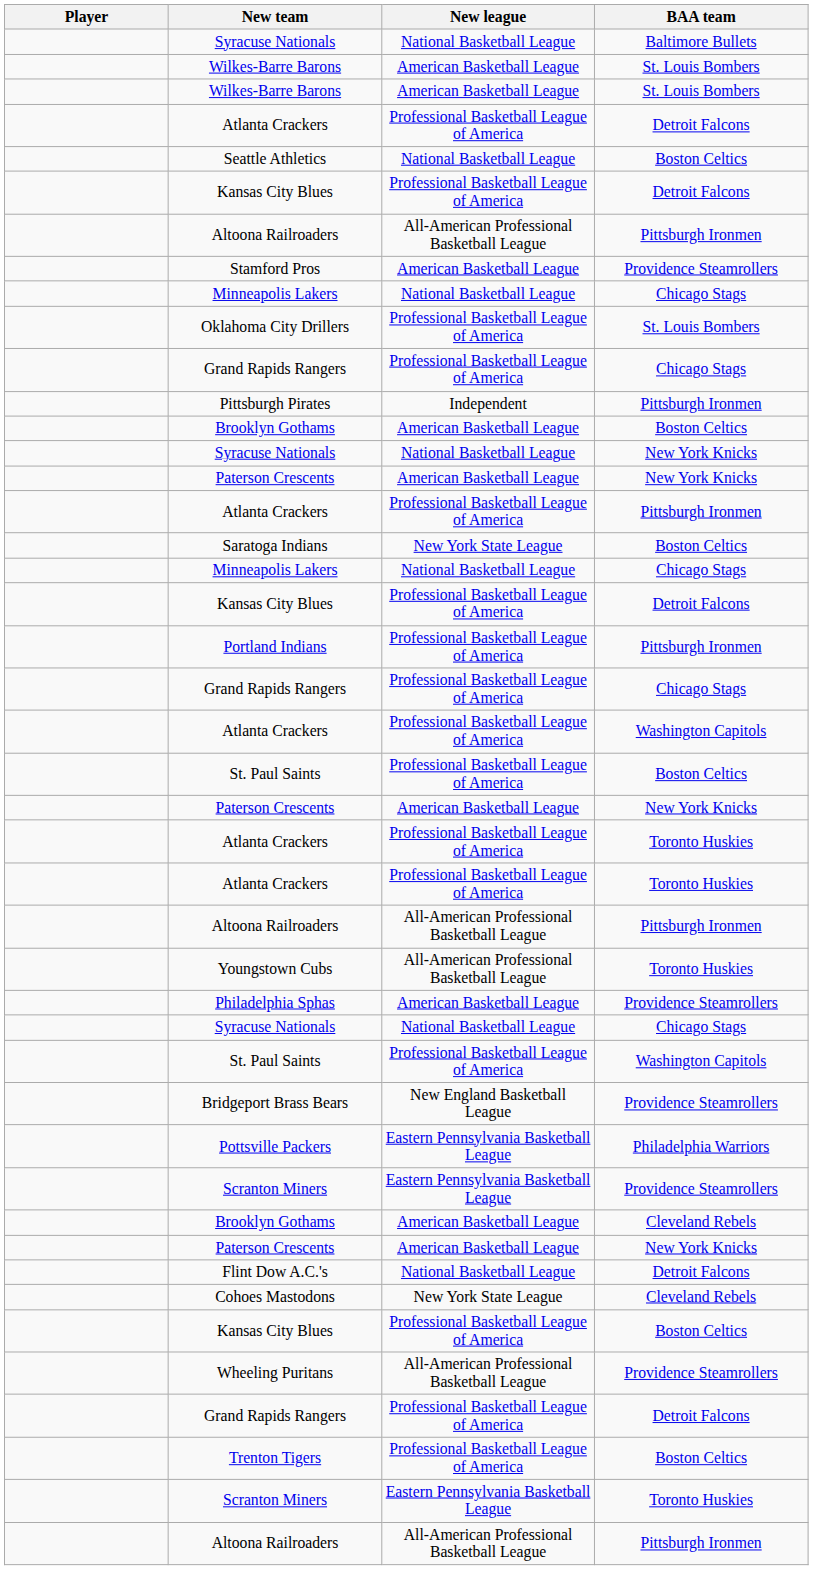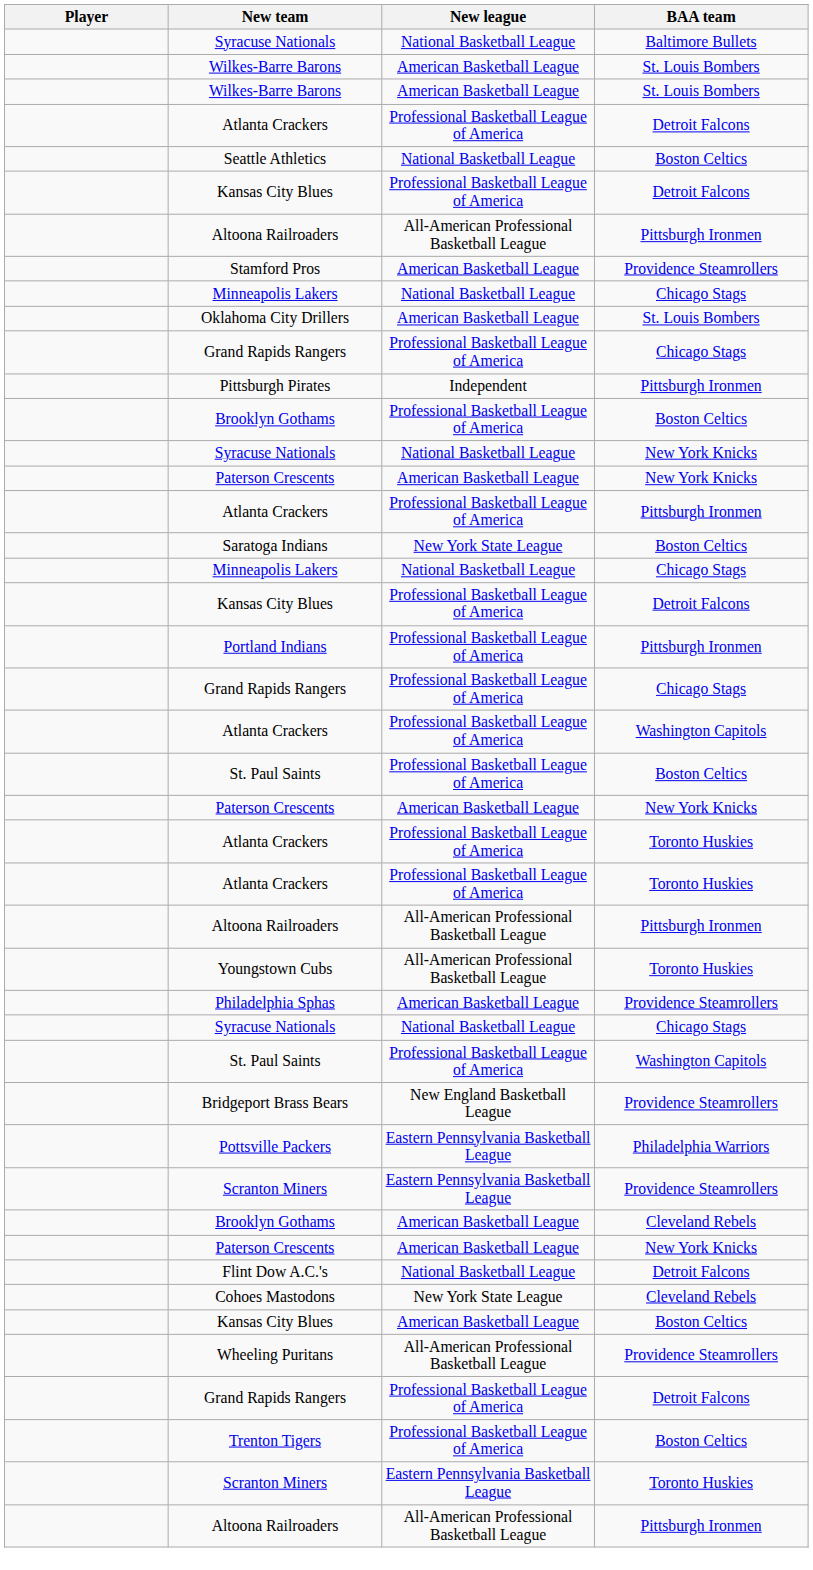(488, 327) Professional Basketball League of America -> (488, 318) American Basketball League
(488, 428) American Basketball League -> (488, 419) Professional Basketball League of America
(488, 1330) Professional Basketball League of America -> (488, 1321) American Basketball League
